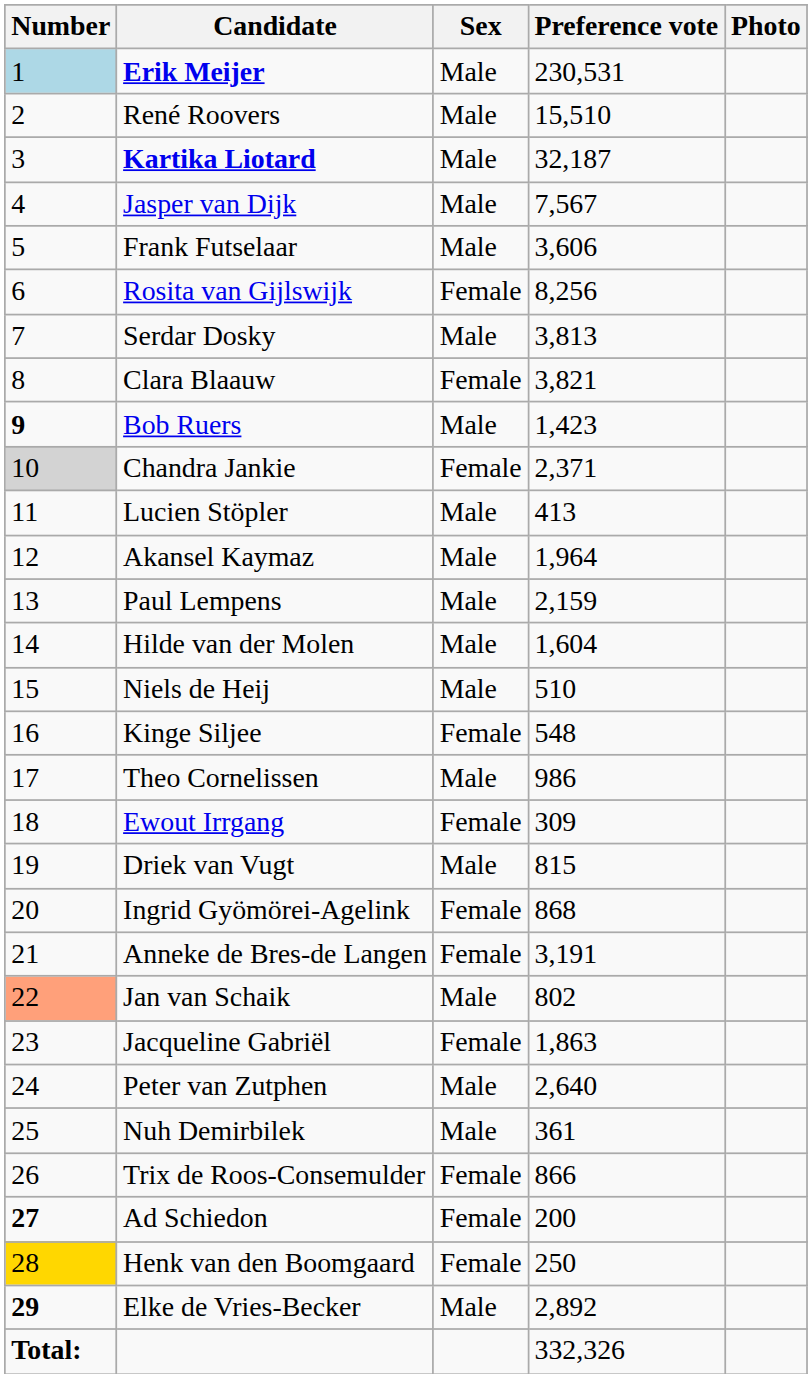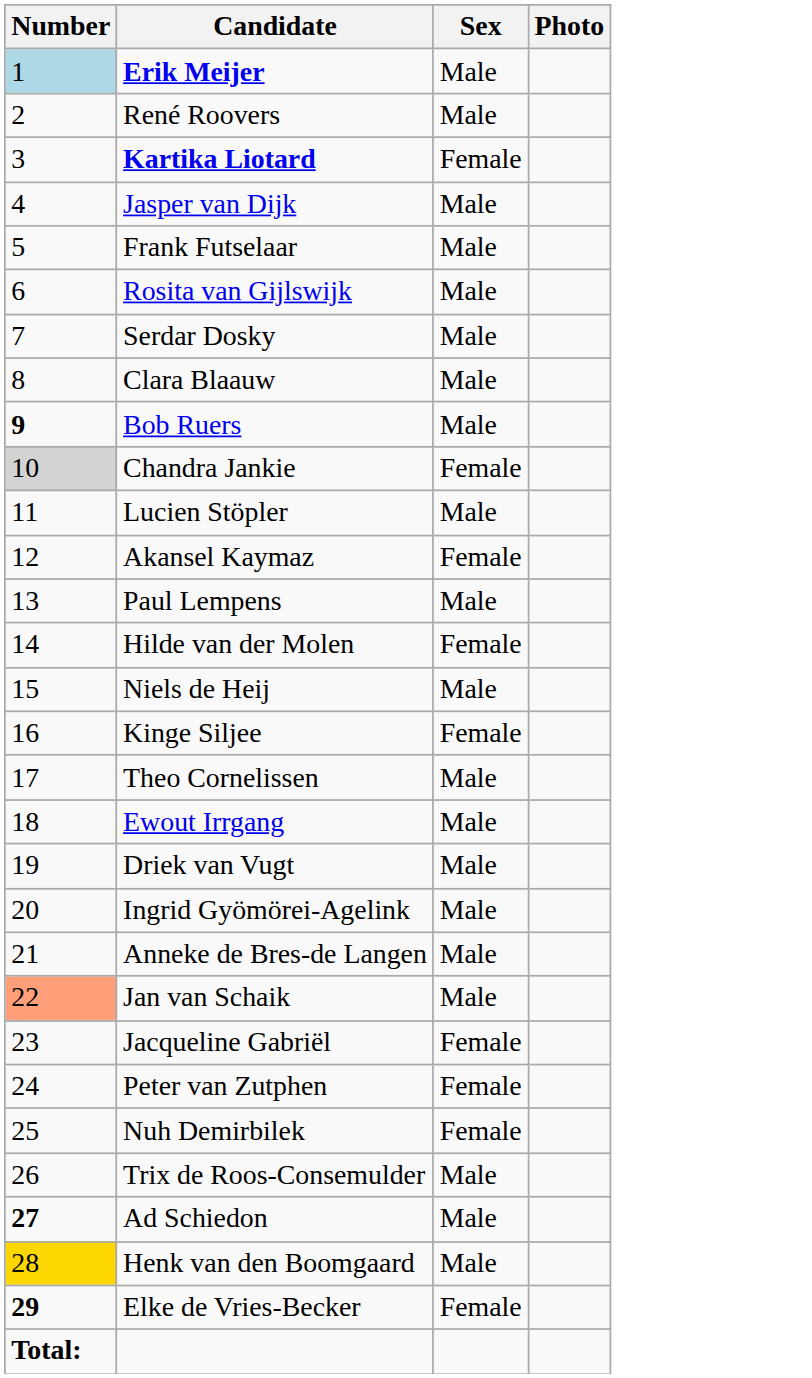- column: (626, 26)
(468, 159) Male -> (481, 159) Female
(481, 291) Female -> (468, 291) Male
(481, 379) Female -> (468, 379) Male
(468, 556) Male -> (481, 556) Female
(468, 644) Male -> (481, 644) Female
(481, 821) Female -> (468, 821) Male
(481, 909) Female -> (468, 909) Male
(481, 953) Female -> (468, 953) Male
(468, 1086) Male -> (481, 1086) Female
(468, 1130) Male -> (481, 1130) Female
(481, 1174) Female -> (468, 1174) Male
(481, 1218) Female -> (468, 1218) Male
(481, 1262) Female -> (468, 1262) Male
(468, 1306) Male -> (481, 1306) Female
